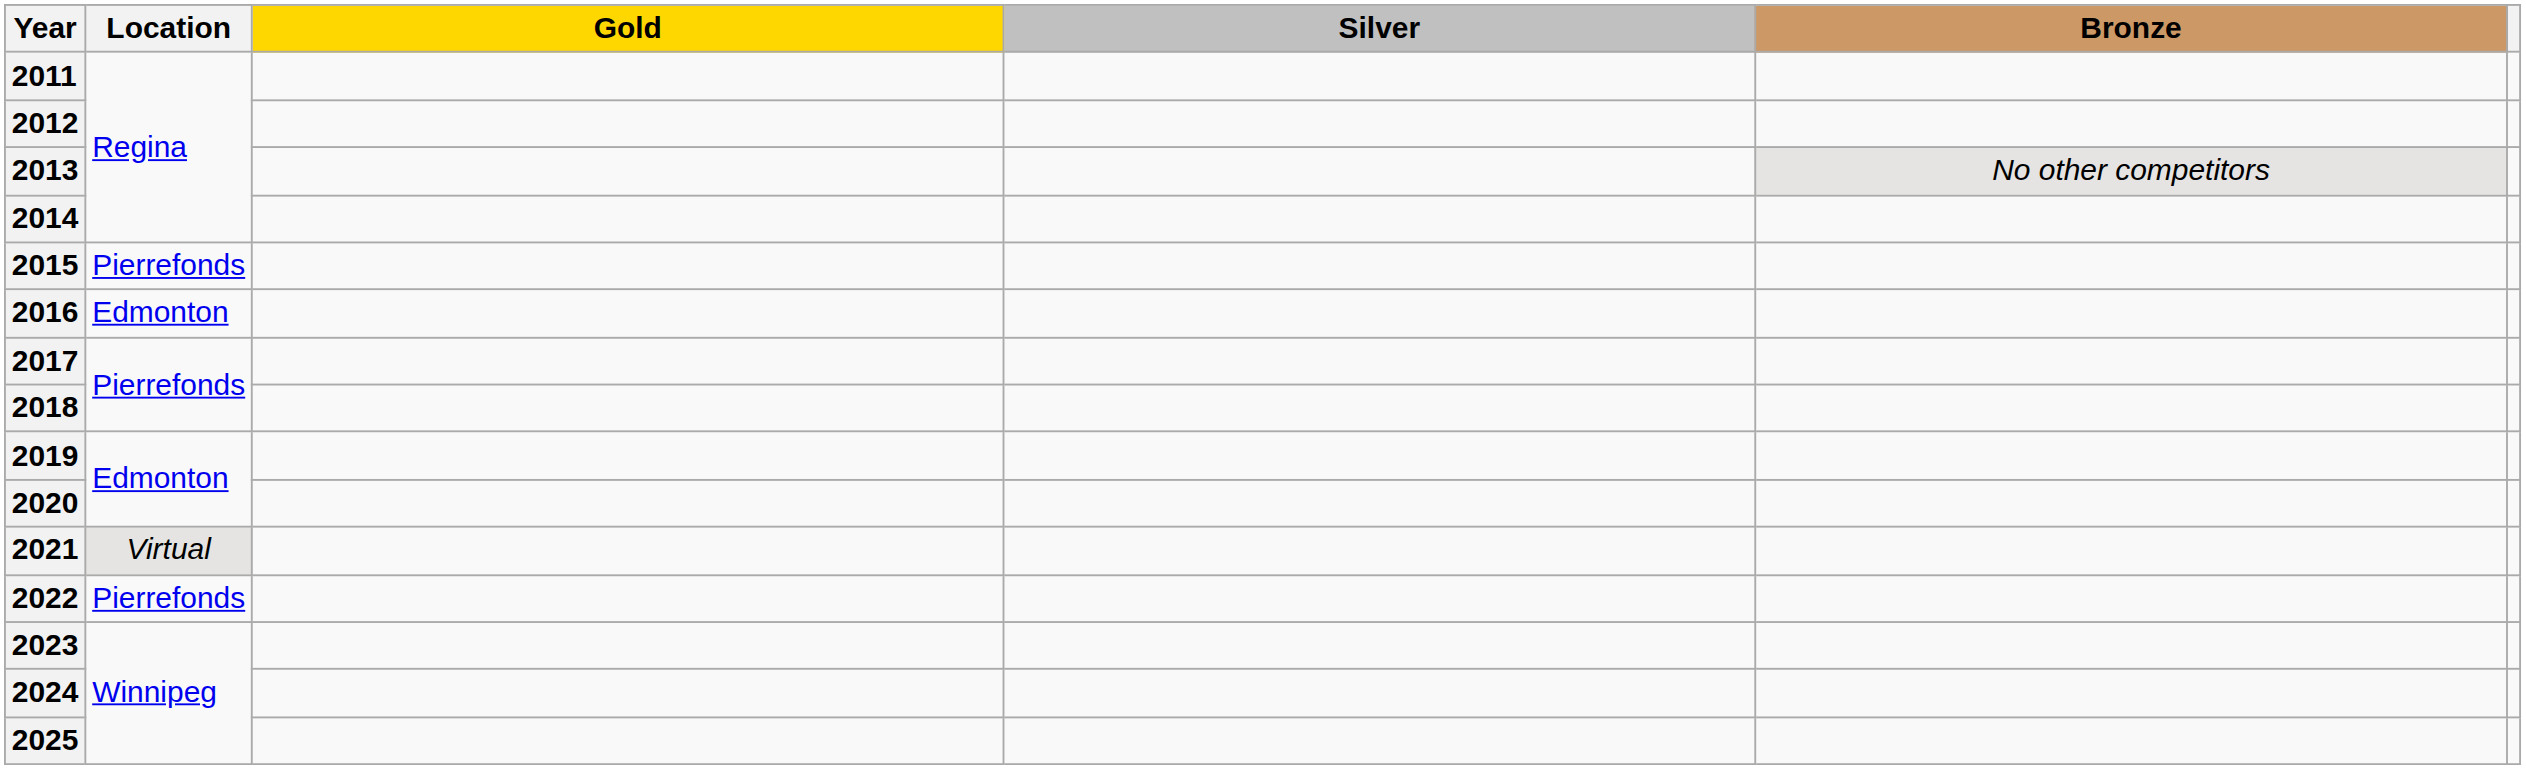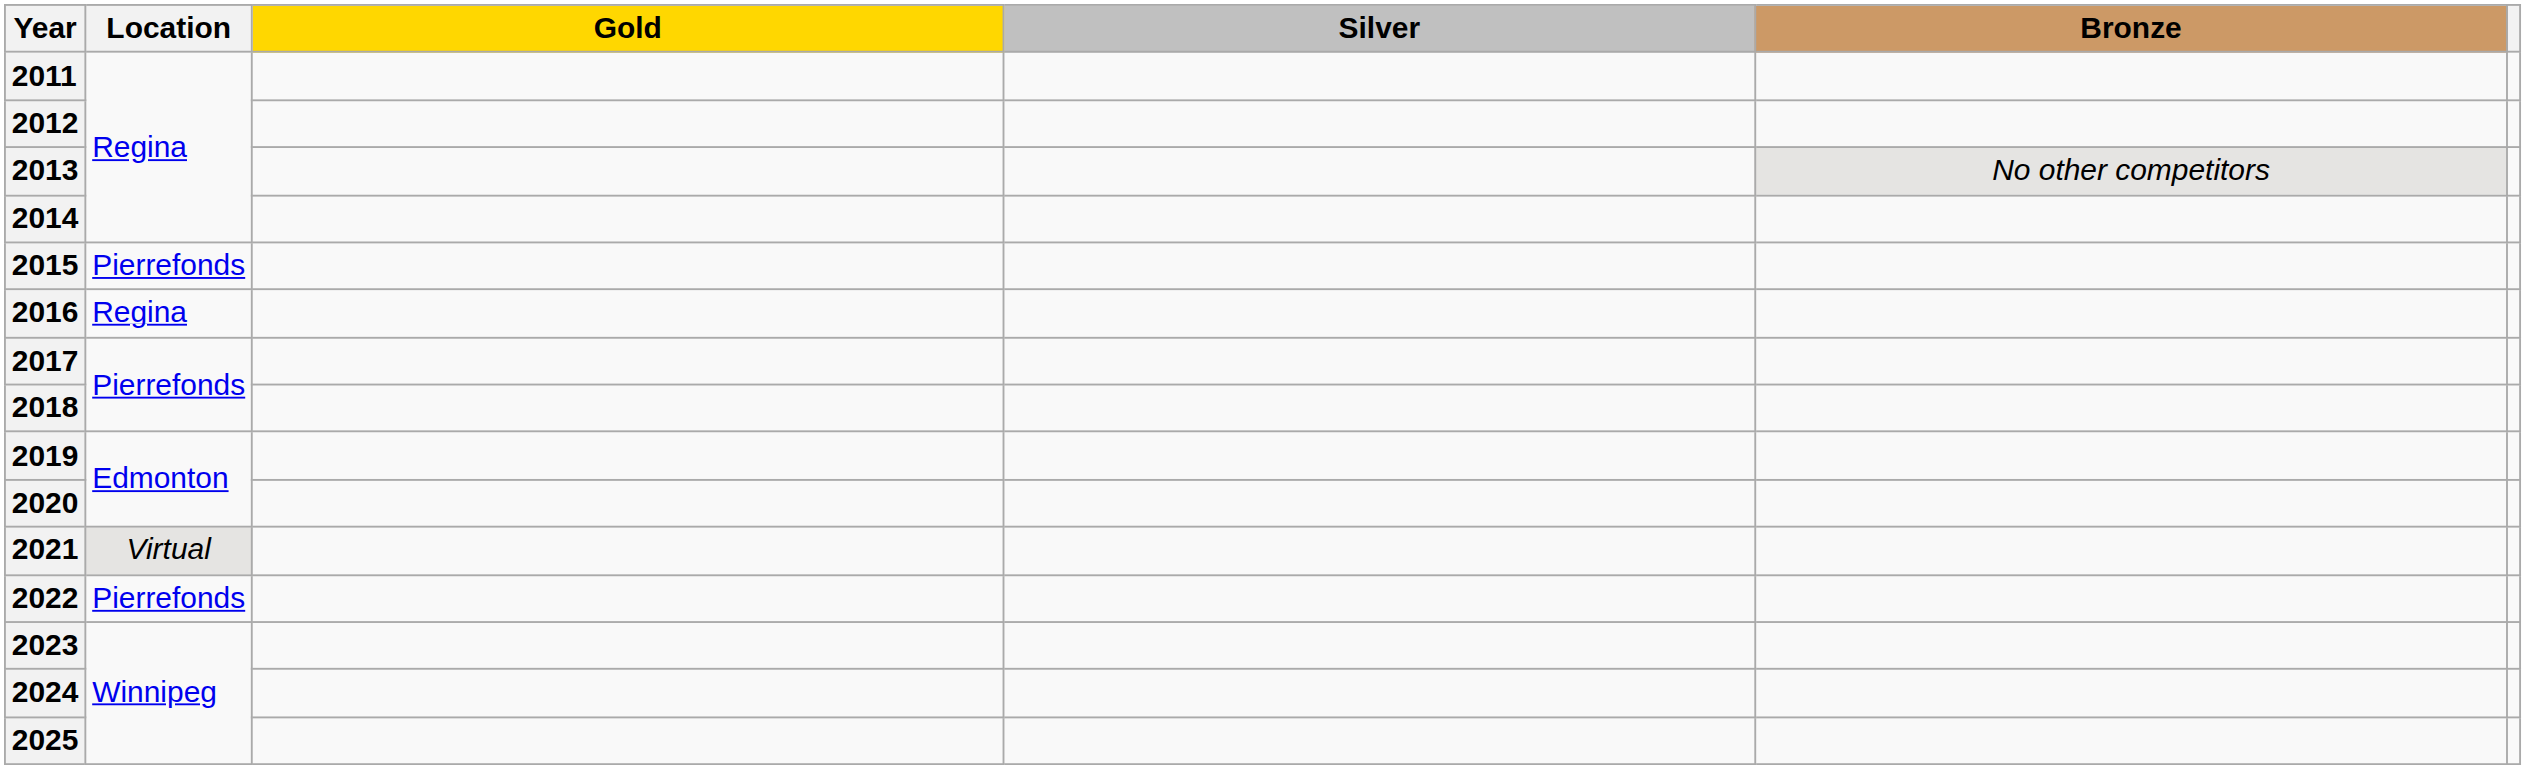(160, 312) Edmonton -> (140, 312) Regina
